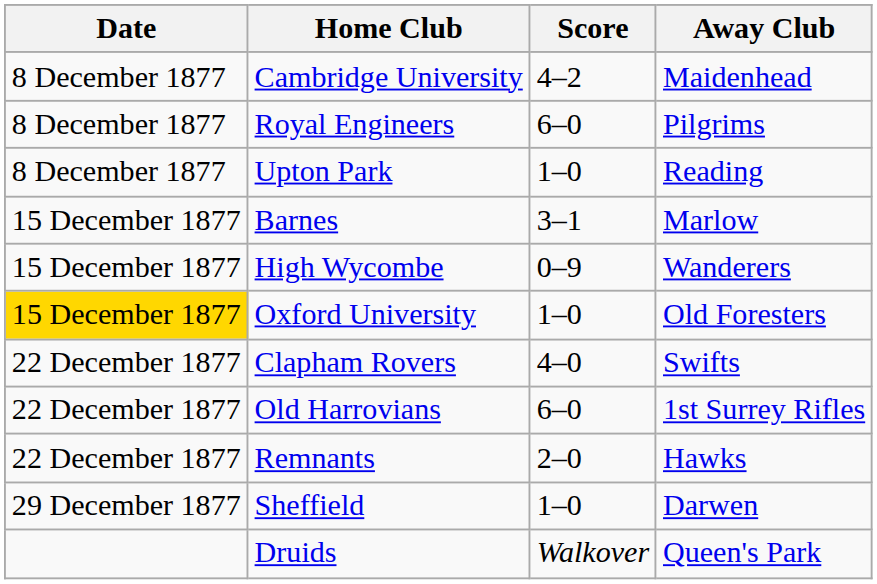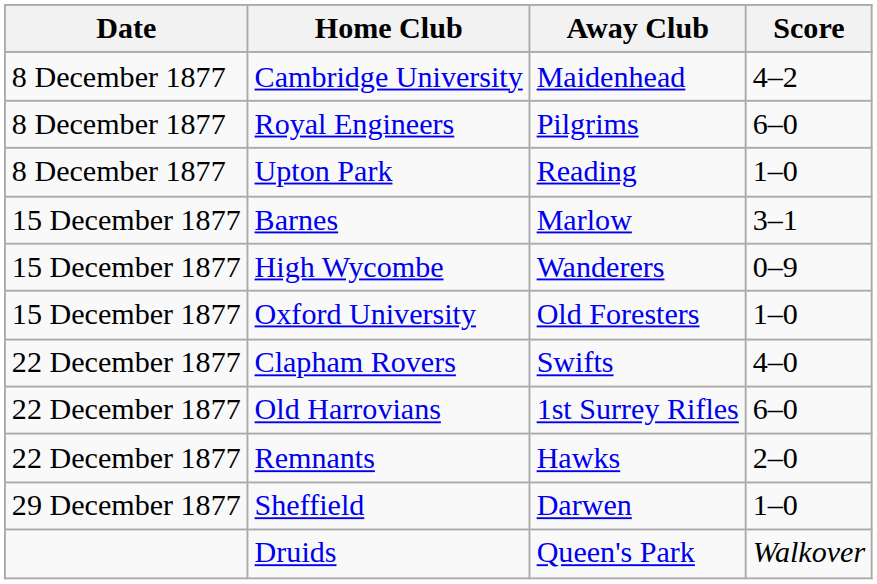columns swapped: (593, 28) <-> (764, 28)
(126, 314) gold background -> (126, 314) no background
